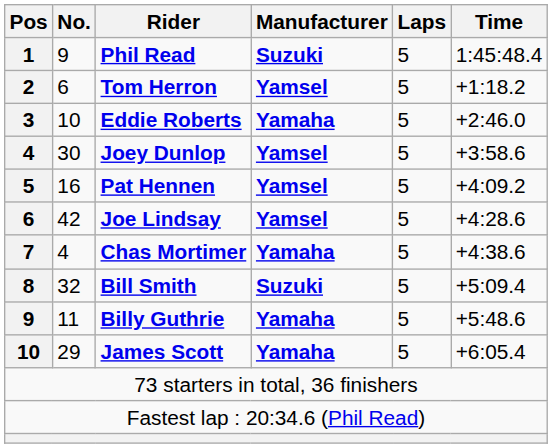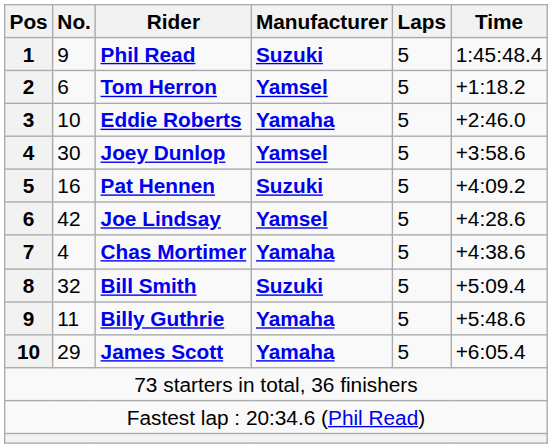(292, 186) Yamsel -> (289, 186) Suzuki
